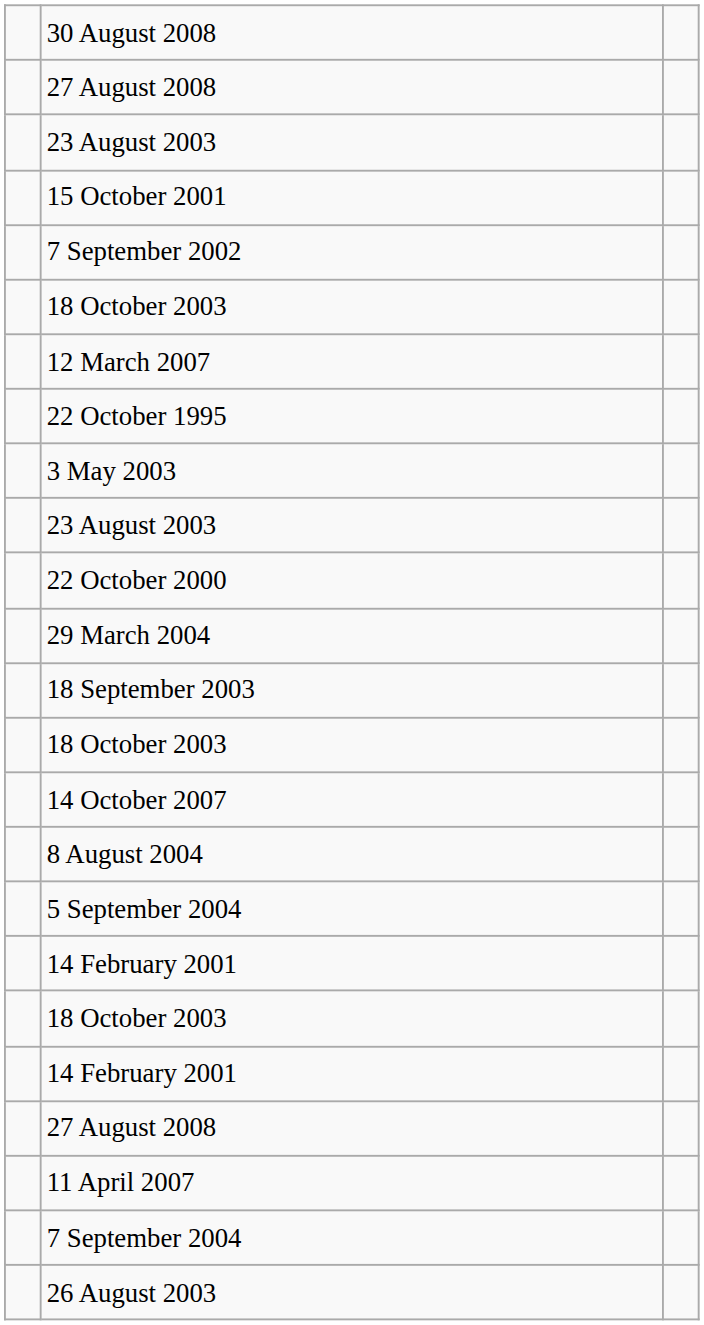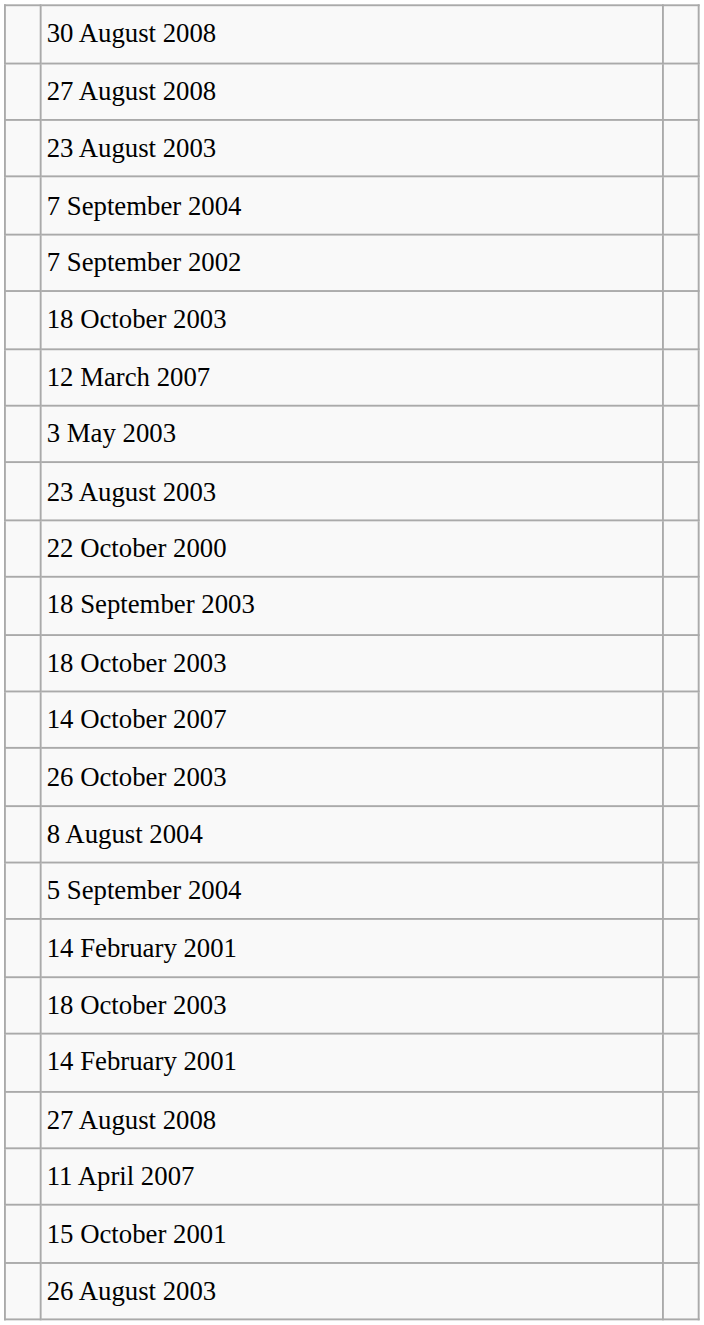rows swapped: (23, 197) <-> (23, 1238)
- row: (23, 416)
- row: (23, 635)
+ row: (23, 777)
